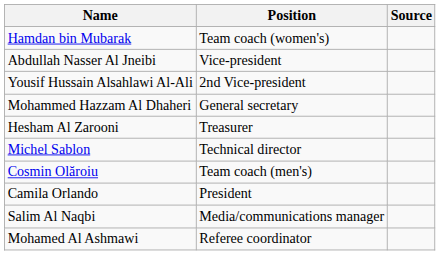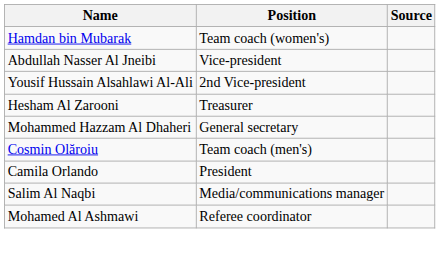rows swapped: (99, 104) <-> (63, 127)
- row: (49, 149)
